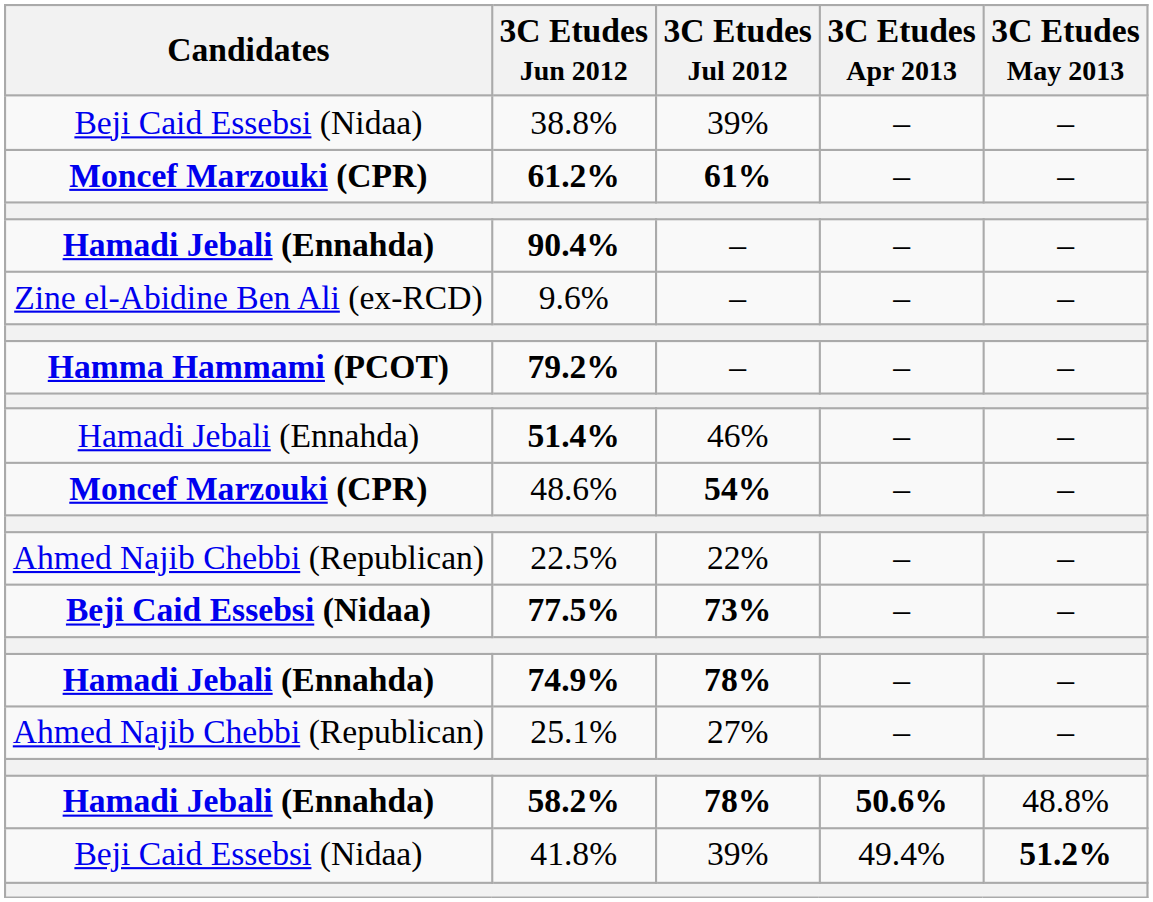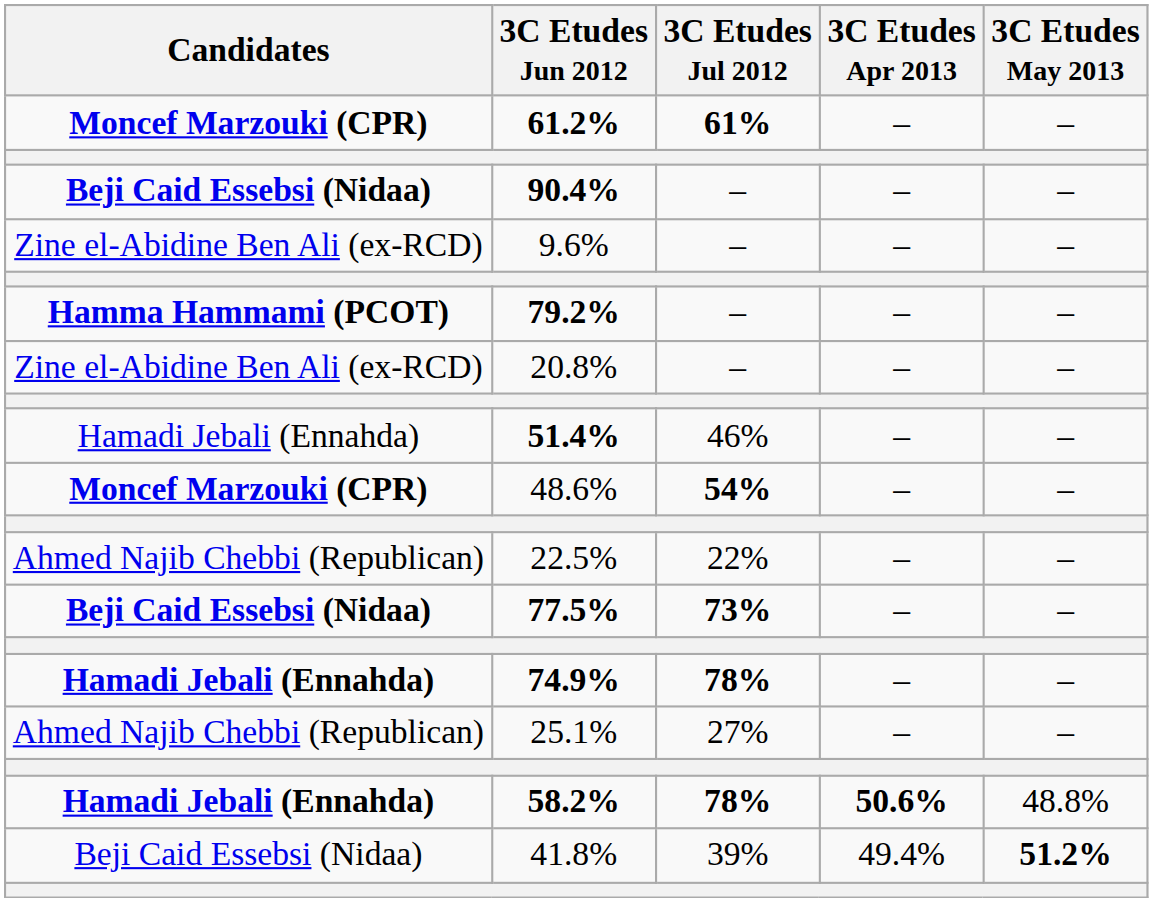- row: (574, 122)
(248, 244) Hamadi Jebali (Ennahda) -> (248, 191) Beji Caid Essebsi (Nidaa)
+ row: (574, 366)
